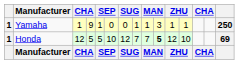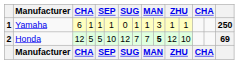(79, 24) 1 -> (79, 24) 6
(91, 24) 9 -> (91, 24) 1
(111, 24) 0 -> (111, 24) 1
(9, 38) 1 -> (9, 38) 2
